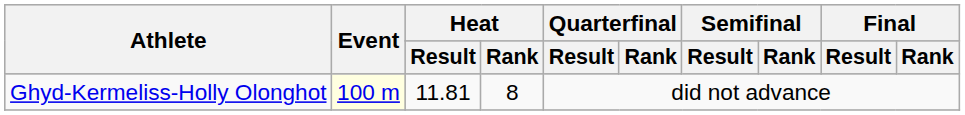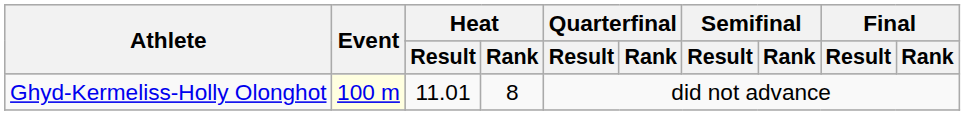(443, 92) 11.81 -> (443, 92) 11.01
